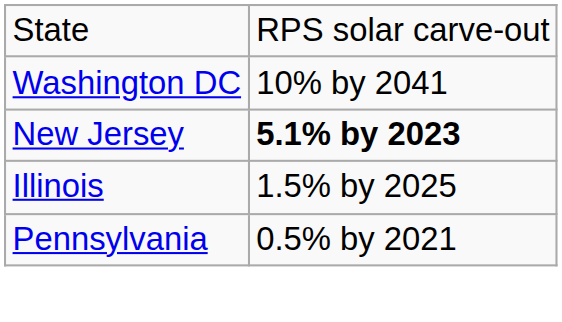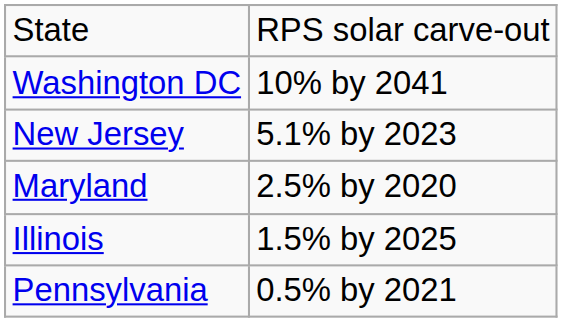(358, 134) bold -> (356, 134) normal
+ row: (80, 186)
